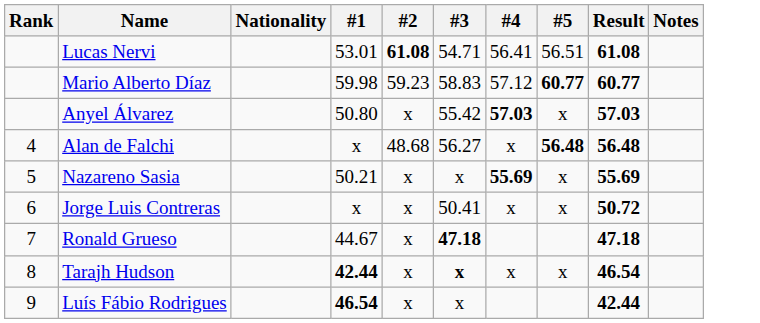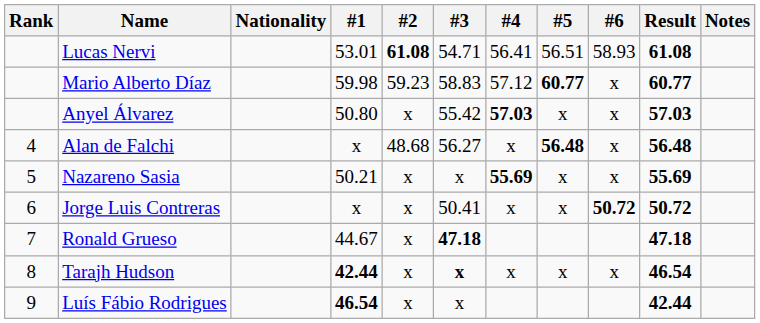+ column: (614, 20)
